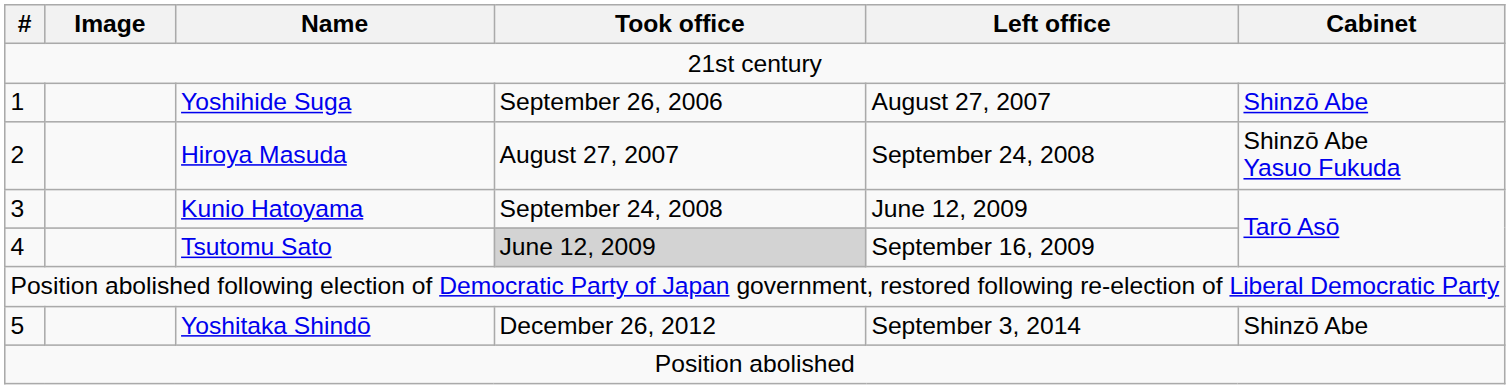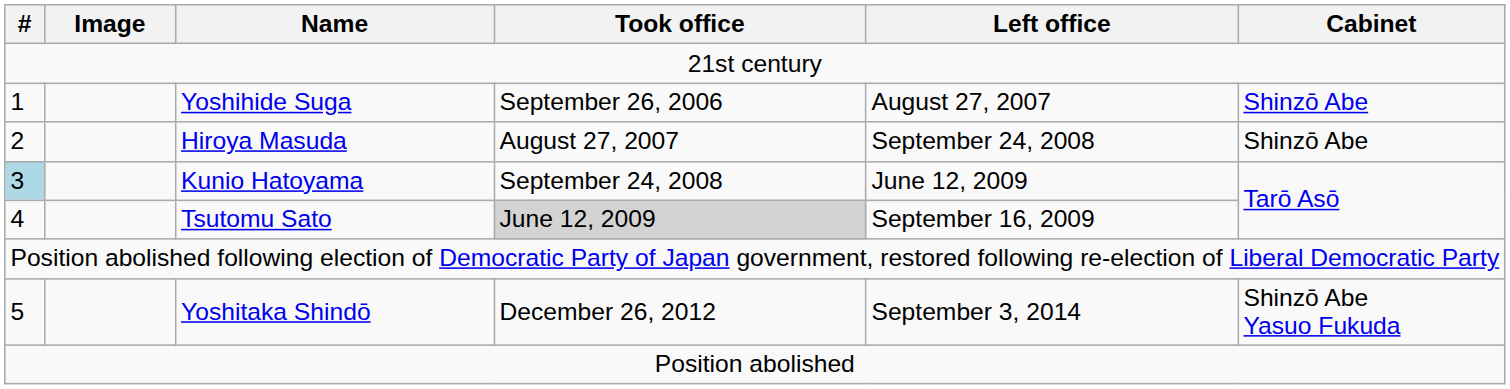(1322, 155) Shinzō Abe Yasuo Fukuda -> (1306, 141) Shinzō Abe
(17, 208) no background -> (17, 180) lightblue background
(1306, 325) Shinzō Abe -> (1322, 311) Shinzō Abe Yasuo Fukuda
